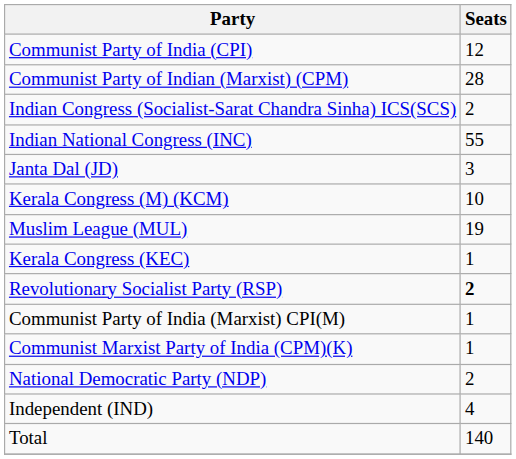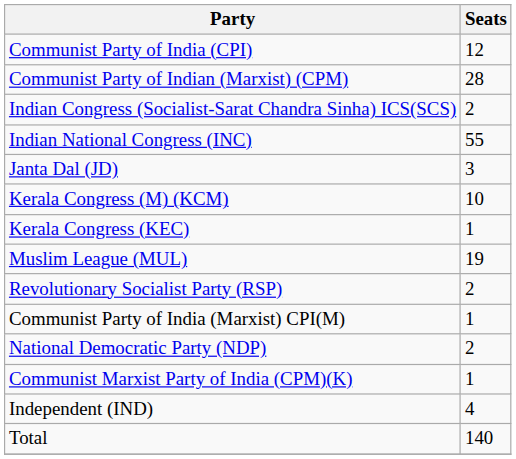rows swapped: (99, 259) <-> (98, 229)
(470, 288) bold -> (470, 288) normal
rows swapped: (181, 348) <-> (138, 378)
